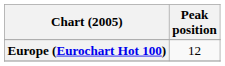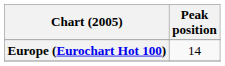(195, 50) 12 -> (195, 50) 14
